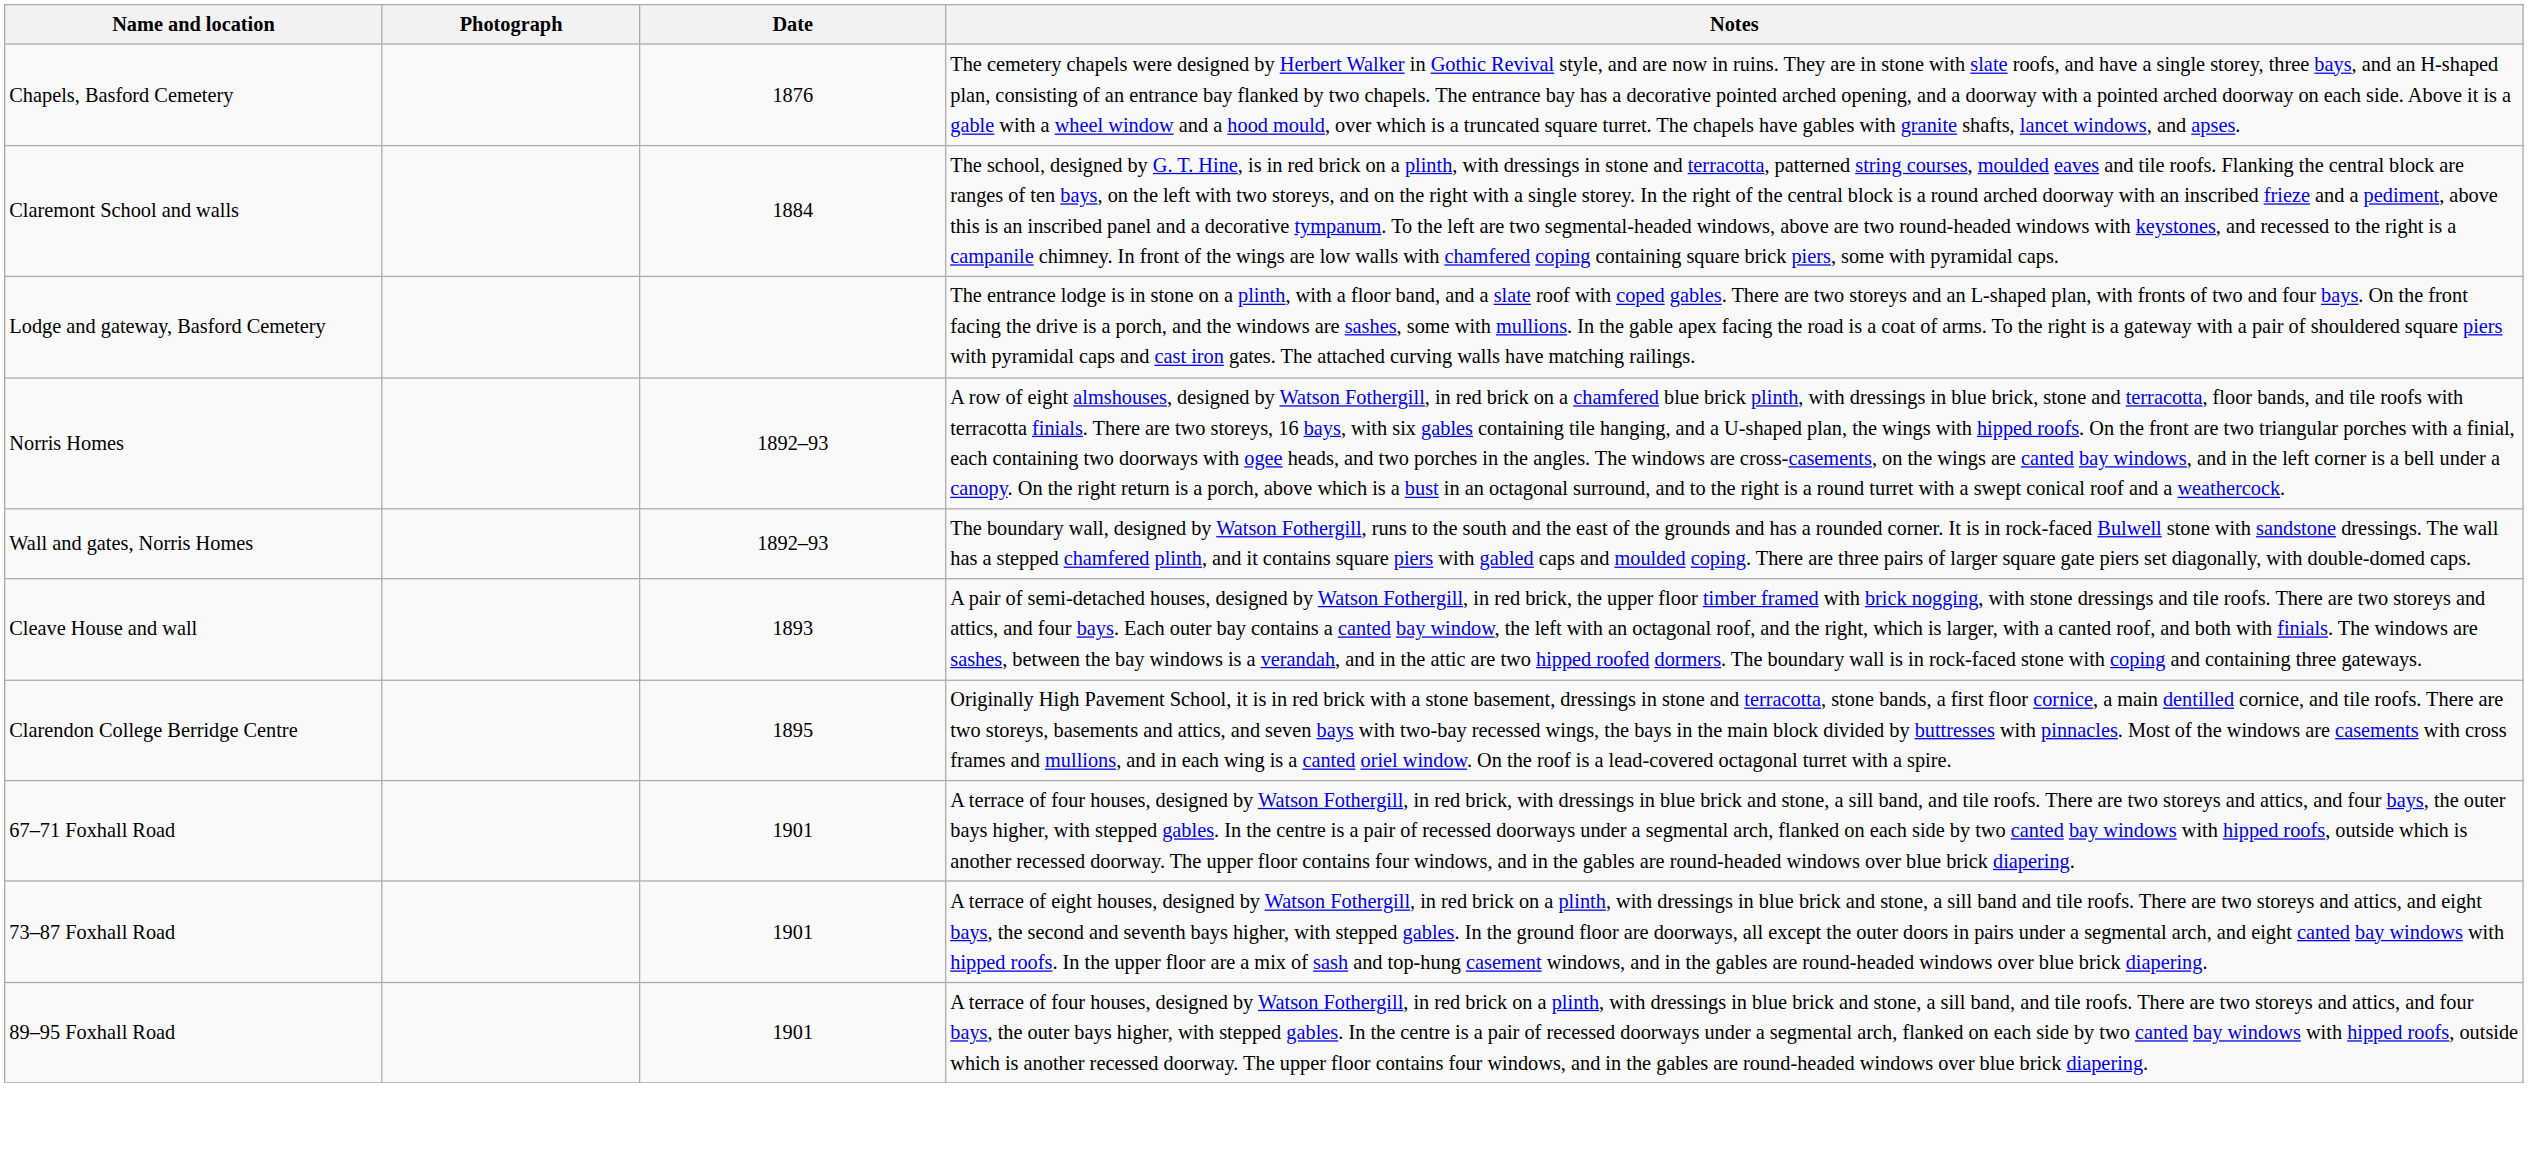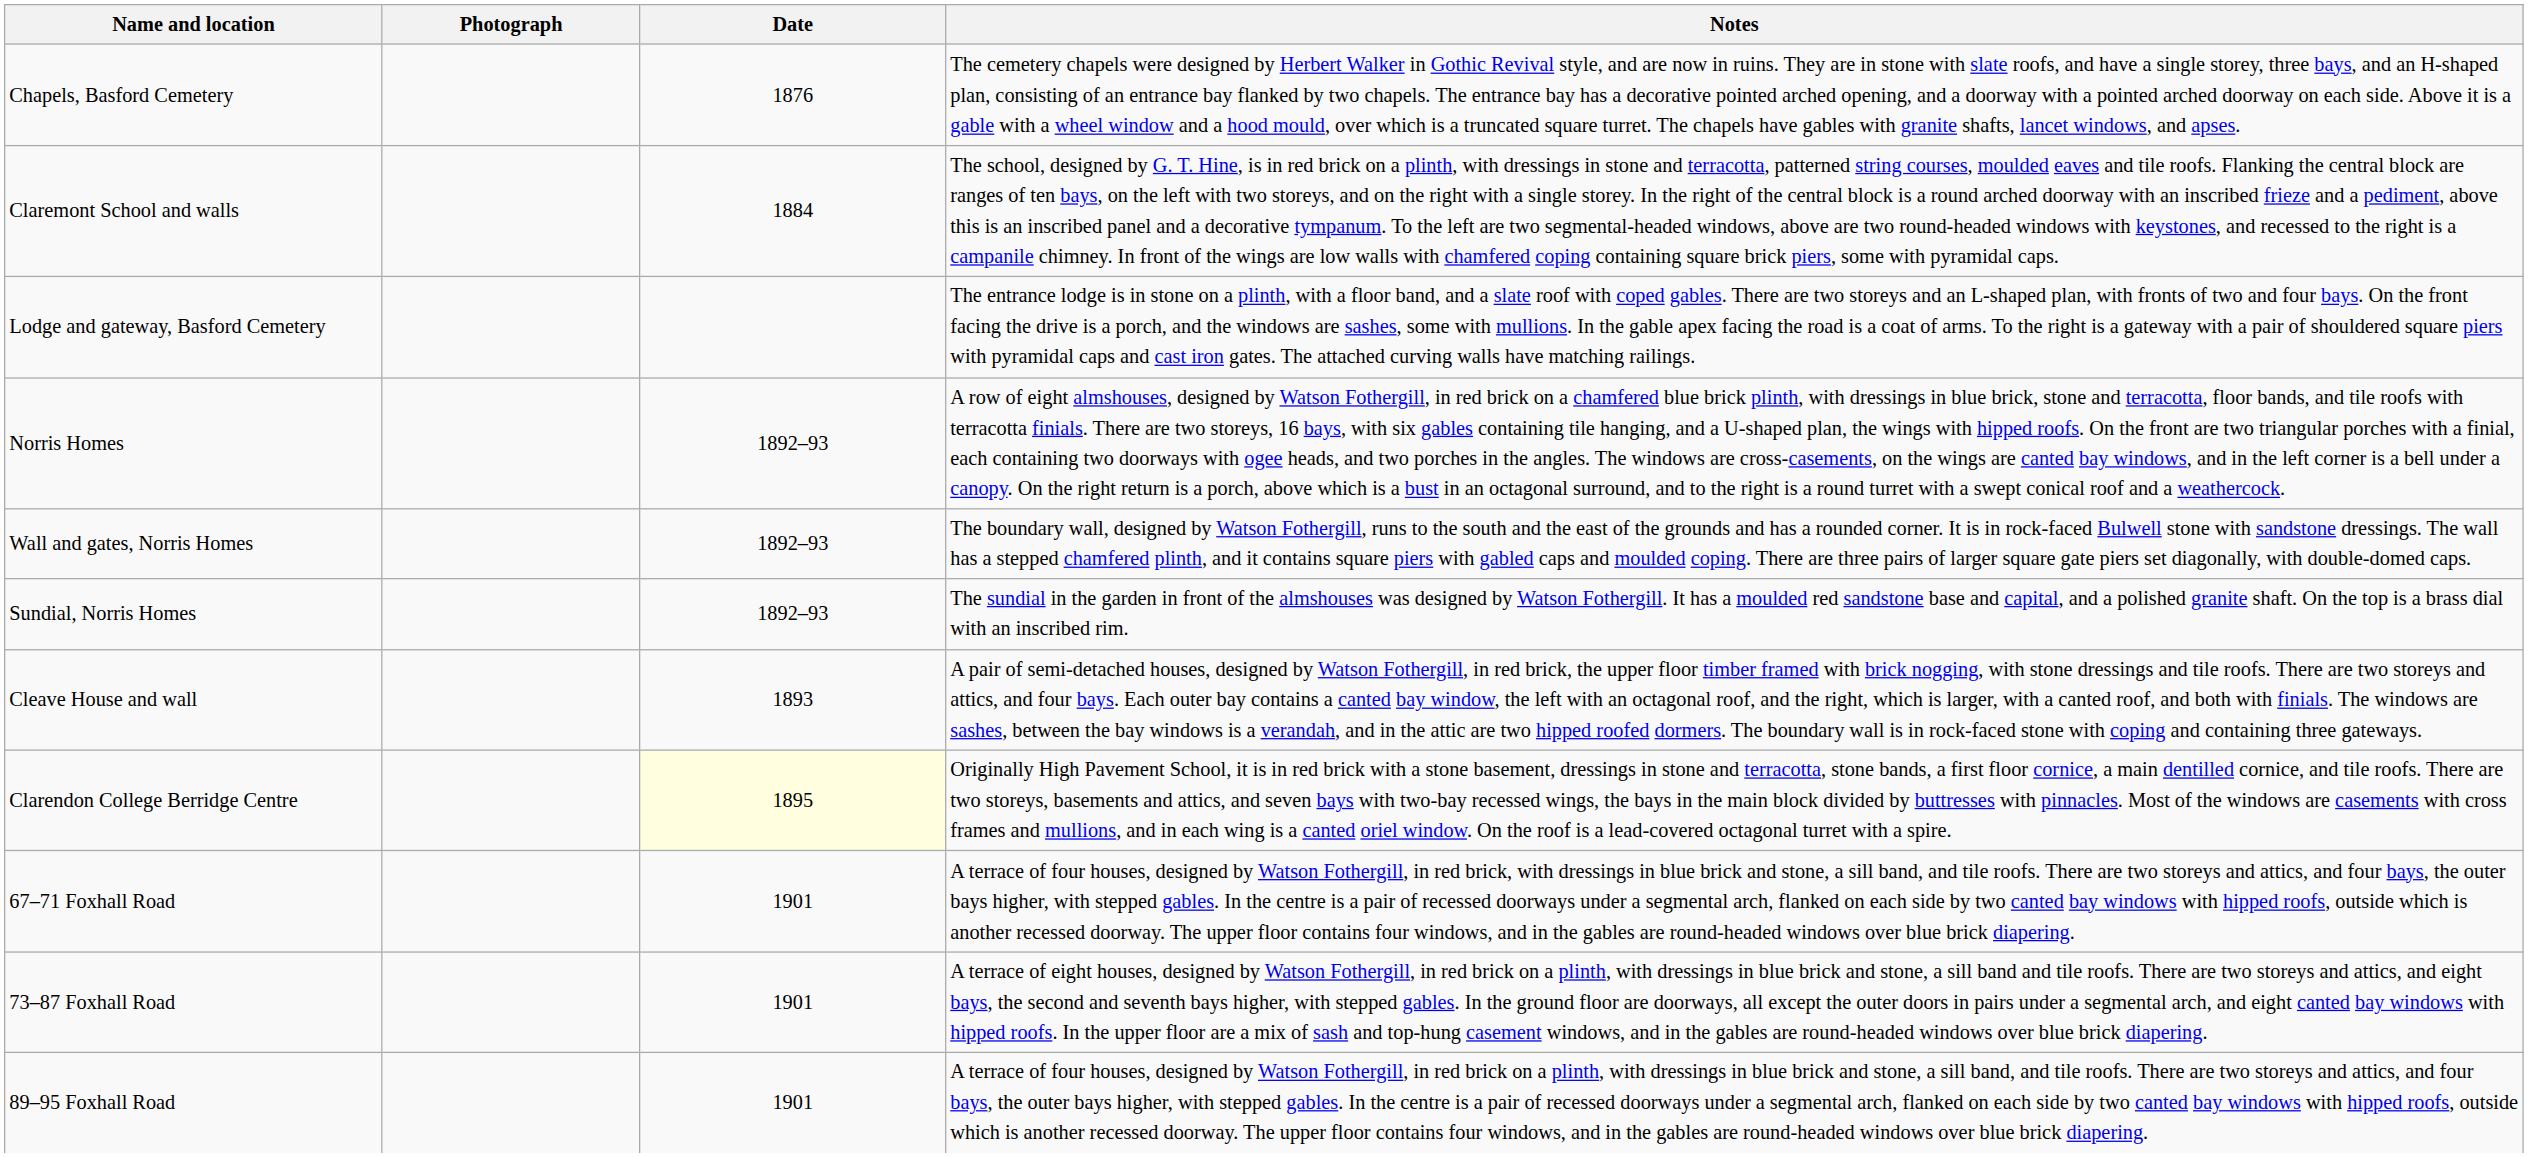+ row: (103, 614)
(793, 730) no background -> (793, 800) lightyellow background
